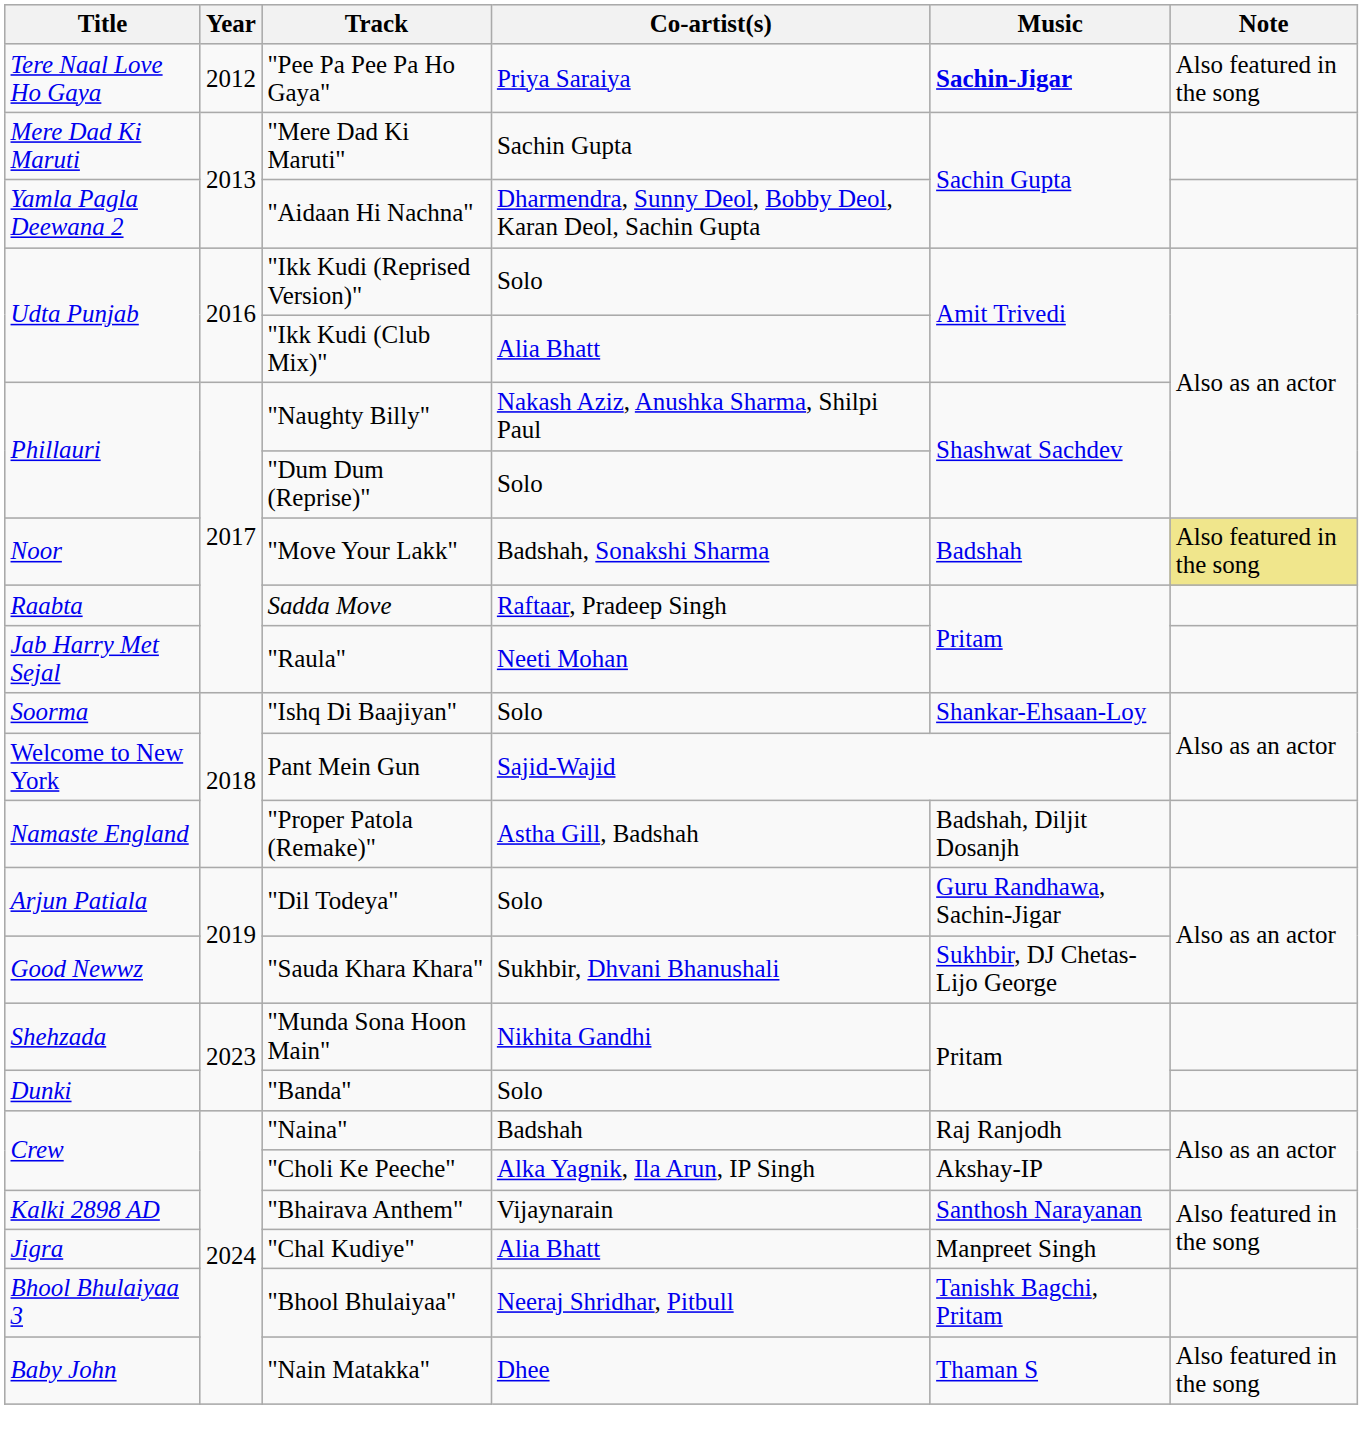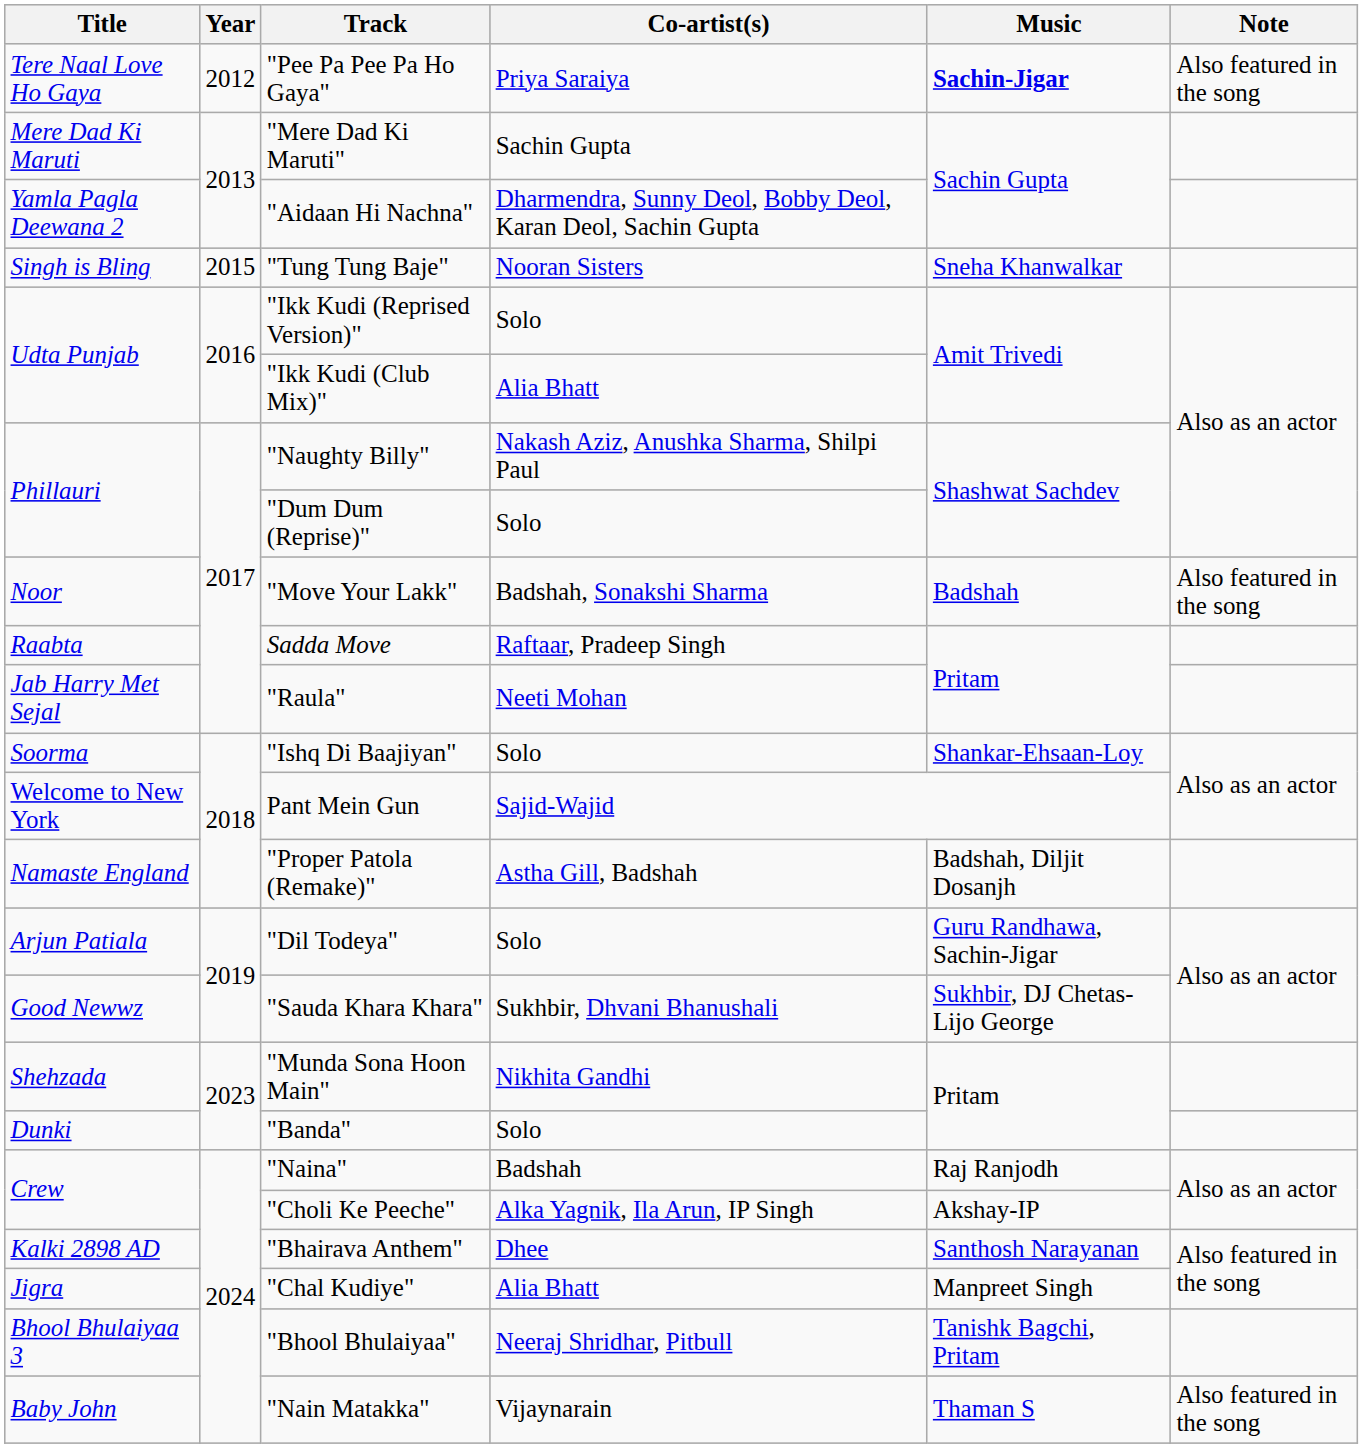+ row: (358, 266)
(1256, 551) khaki background -> (1257, 591) no background
(555, 1209) Vijaynarain -> (522, 1248) Dhee
(523, 1369) Dhee -> (554, 1409) Vijaynarain
